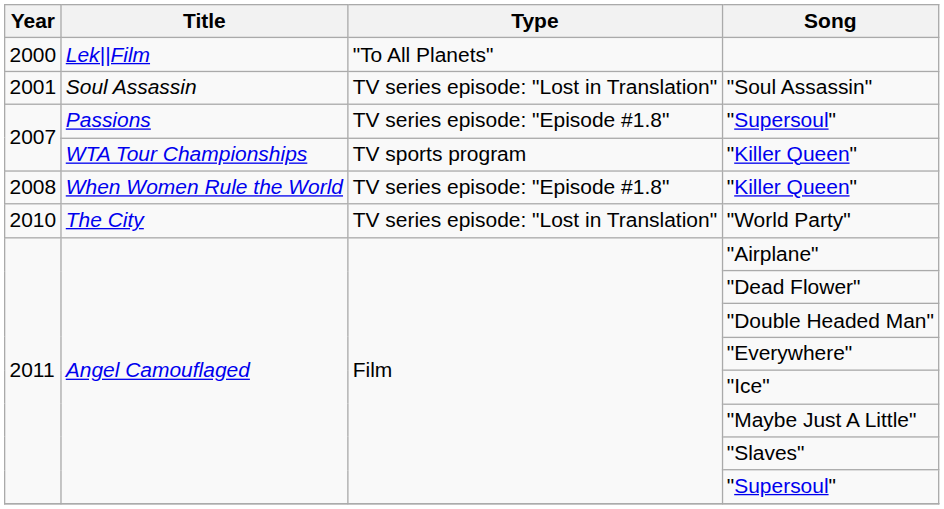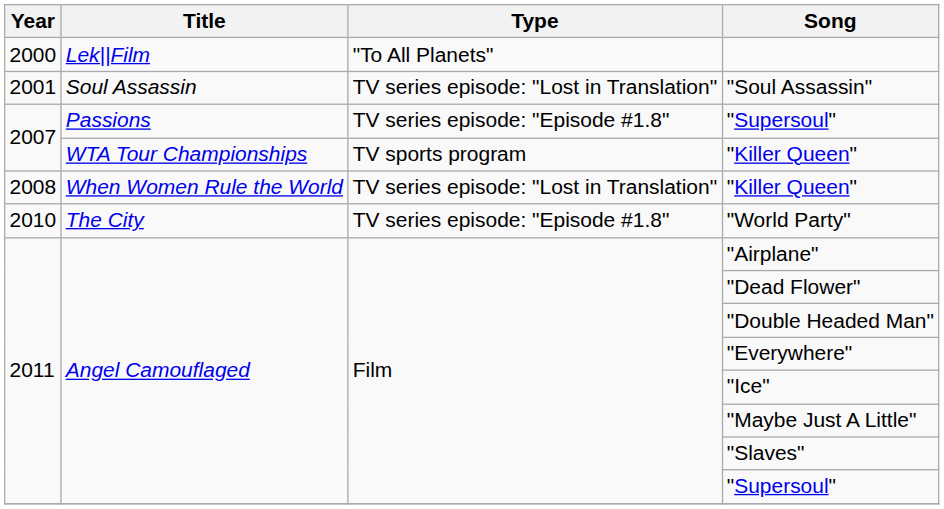(511, 187) TV series episode: "Episode #1.8" -> (535, 187) TV series episode: "Lost in Translation"
(535, 220) TV series episode: "Lost in Translation" -> (511, 220) TV series episode: "Episode #1.8"
